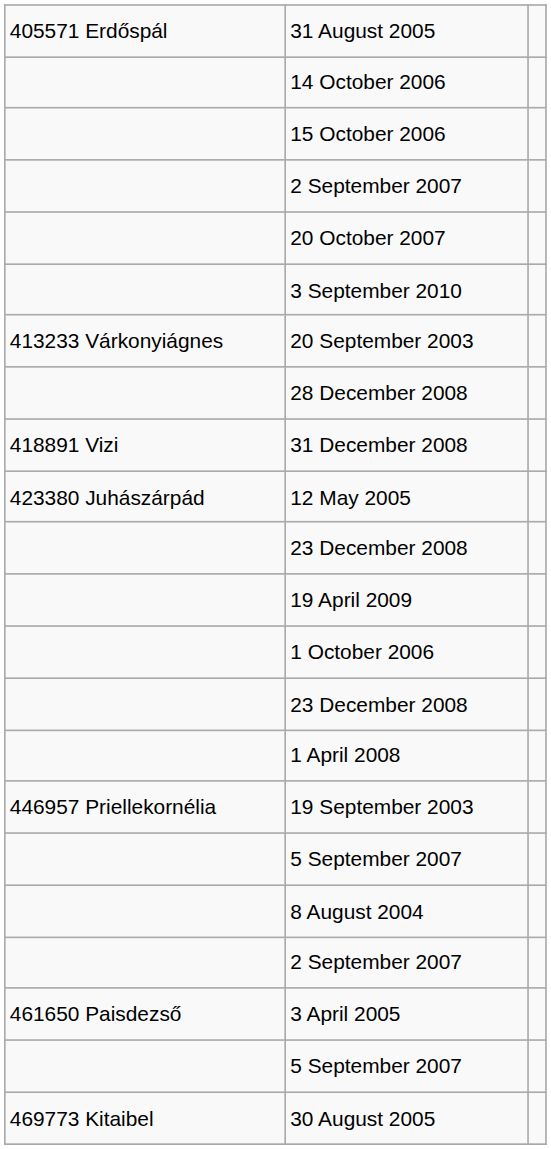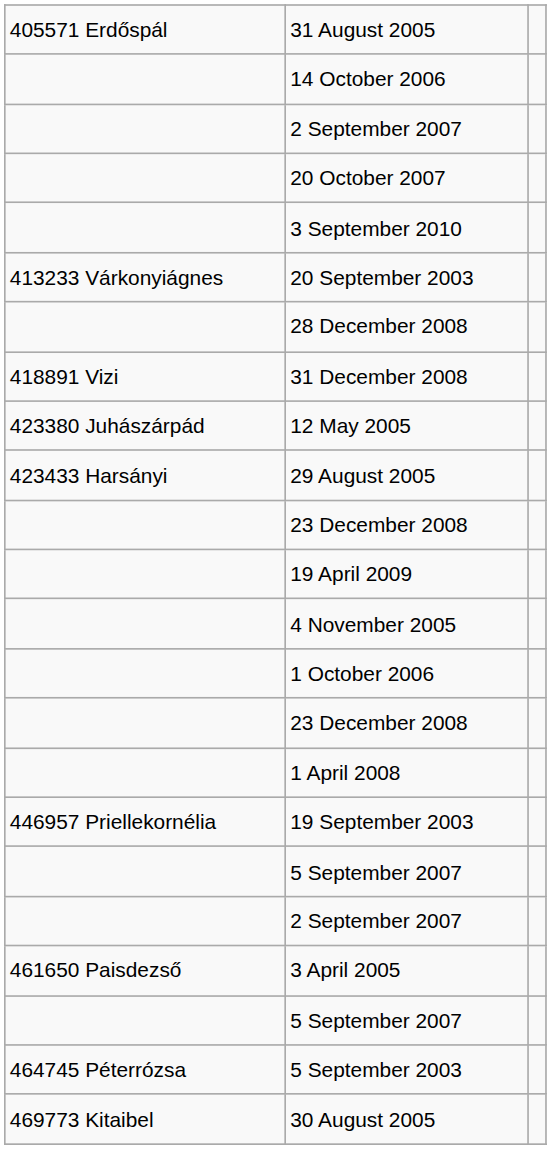- row: (145, 134)
+ row: (89, 475)
+ row: (145, 624)
- row: (145, 911)
+ row: (98, 1070)
